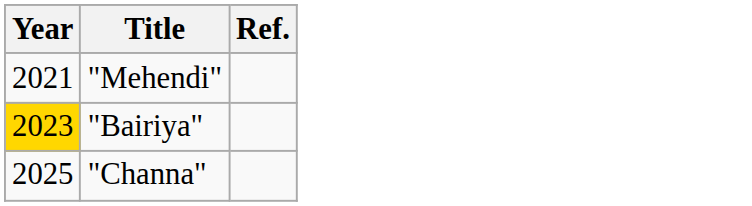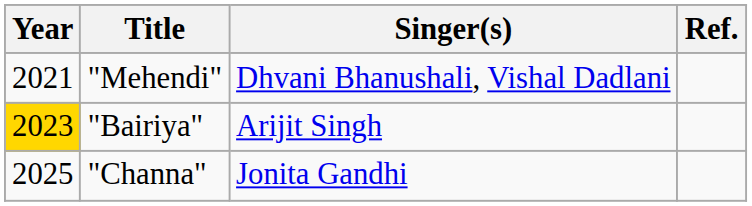+ column: (453, 28)
